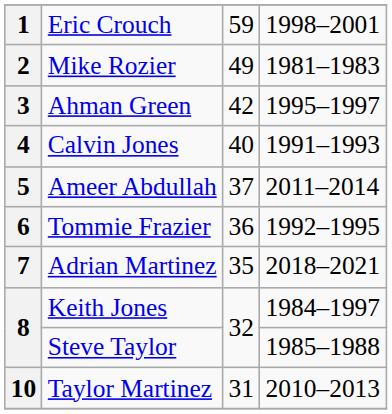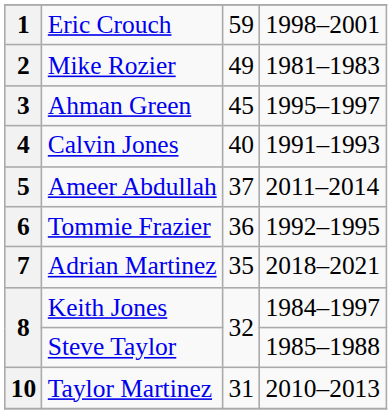(241, 105) 42 -> (241, 105) 45
